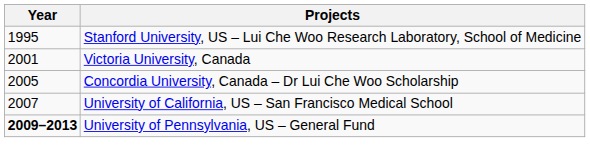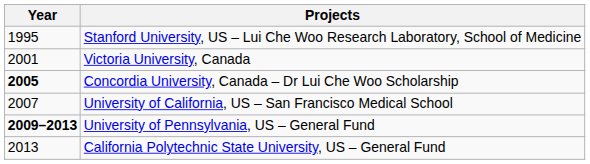(23, 81) normal -> (23, 81) bold
+ row: (265, 147)
